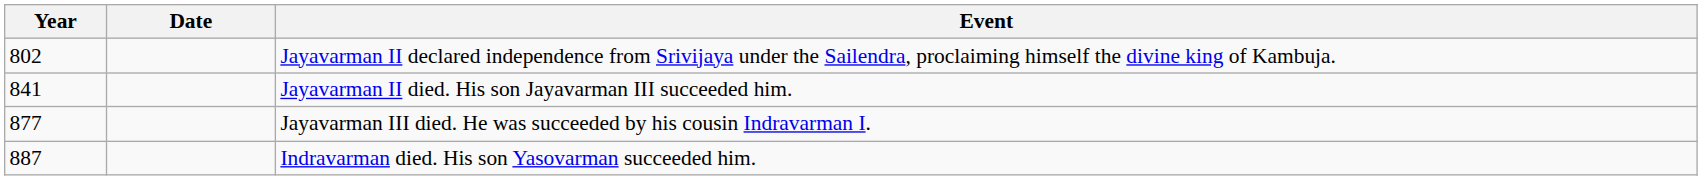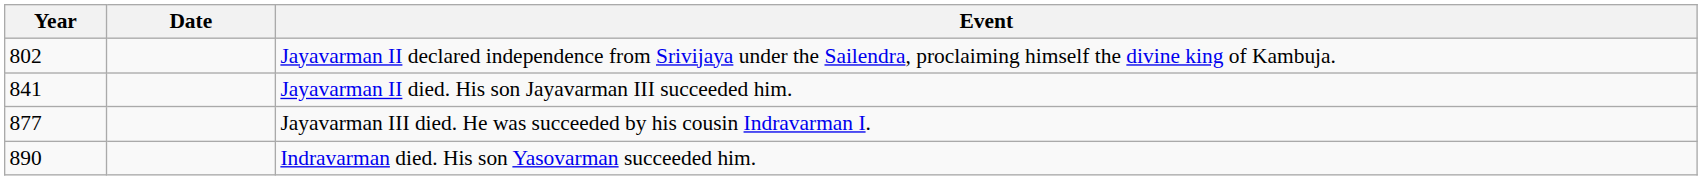(26, 157) 887 -> (26, 157) 890
